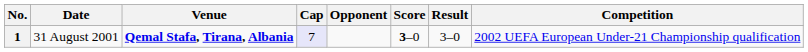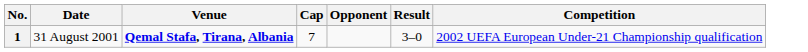- column: (409, 15)
(312, 36) lavender background -> (312, 36) no background
